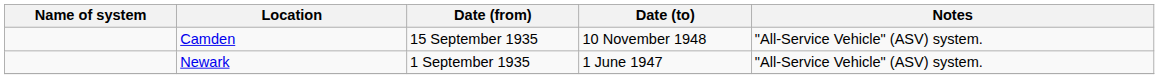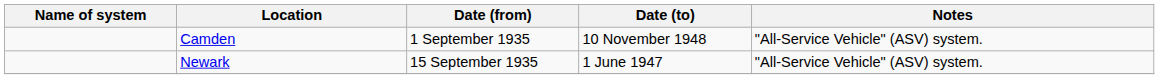(474, 39) 15 September 1935 -> (470, 39) 1 September 1935
(470, 62) 1 September 1935 -> (474, 62) 15 September 1935
